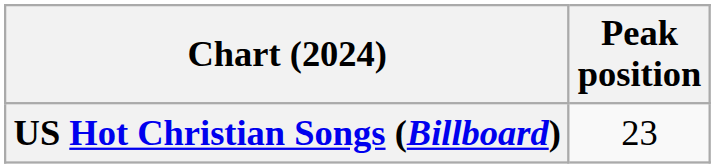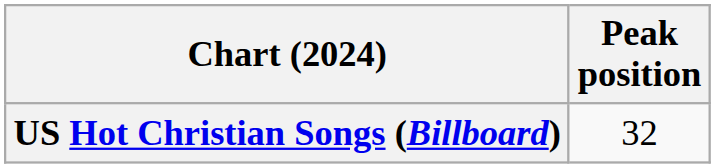(640, 132) 23 -> (640, 132) 32
